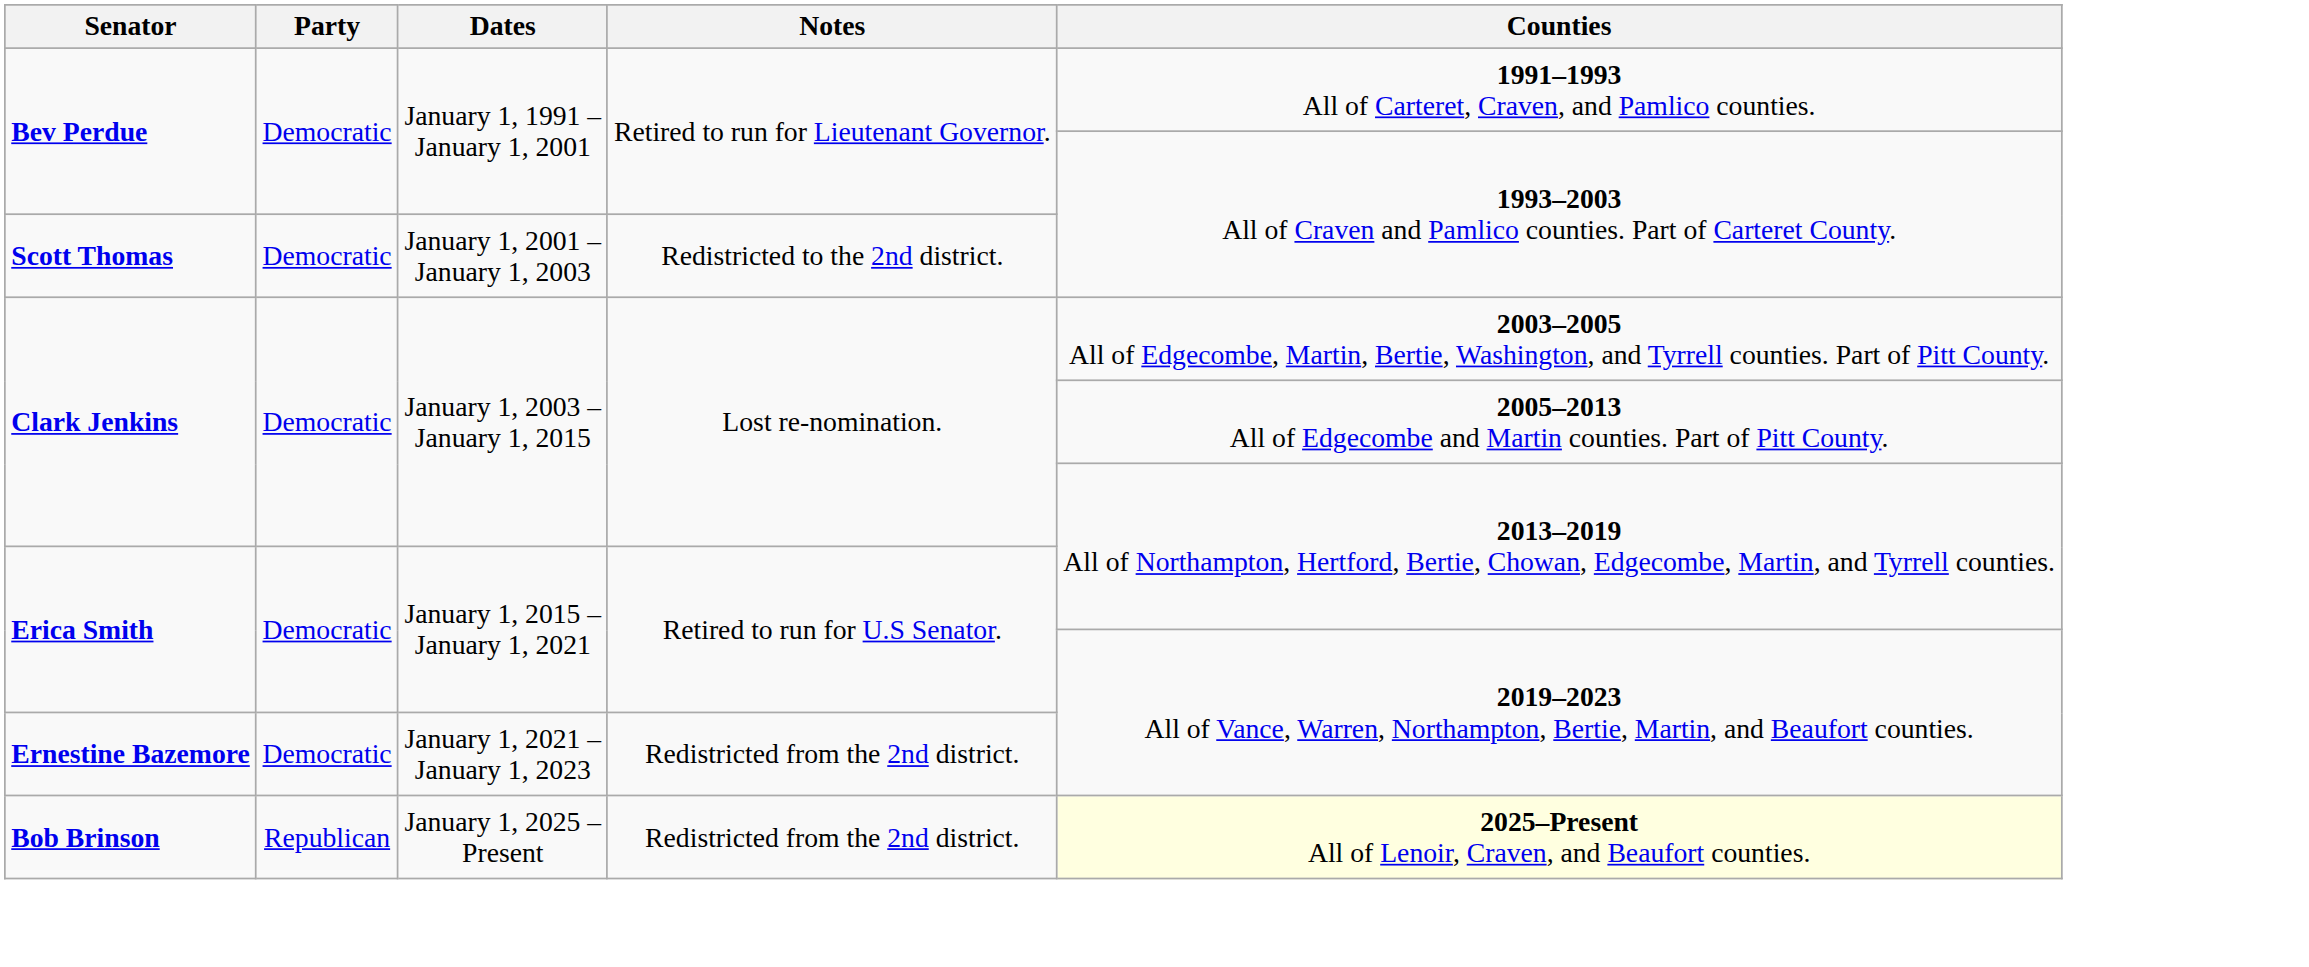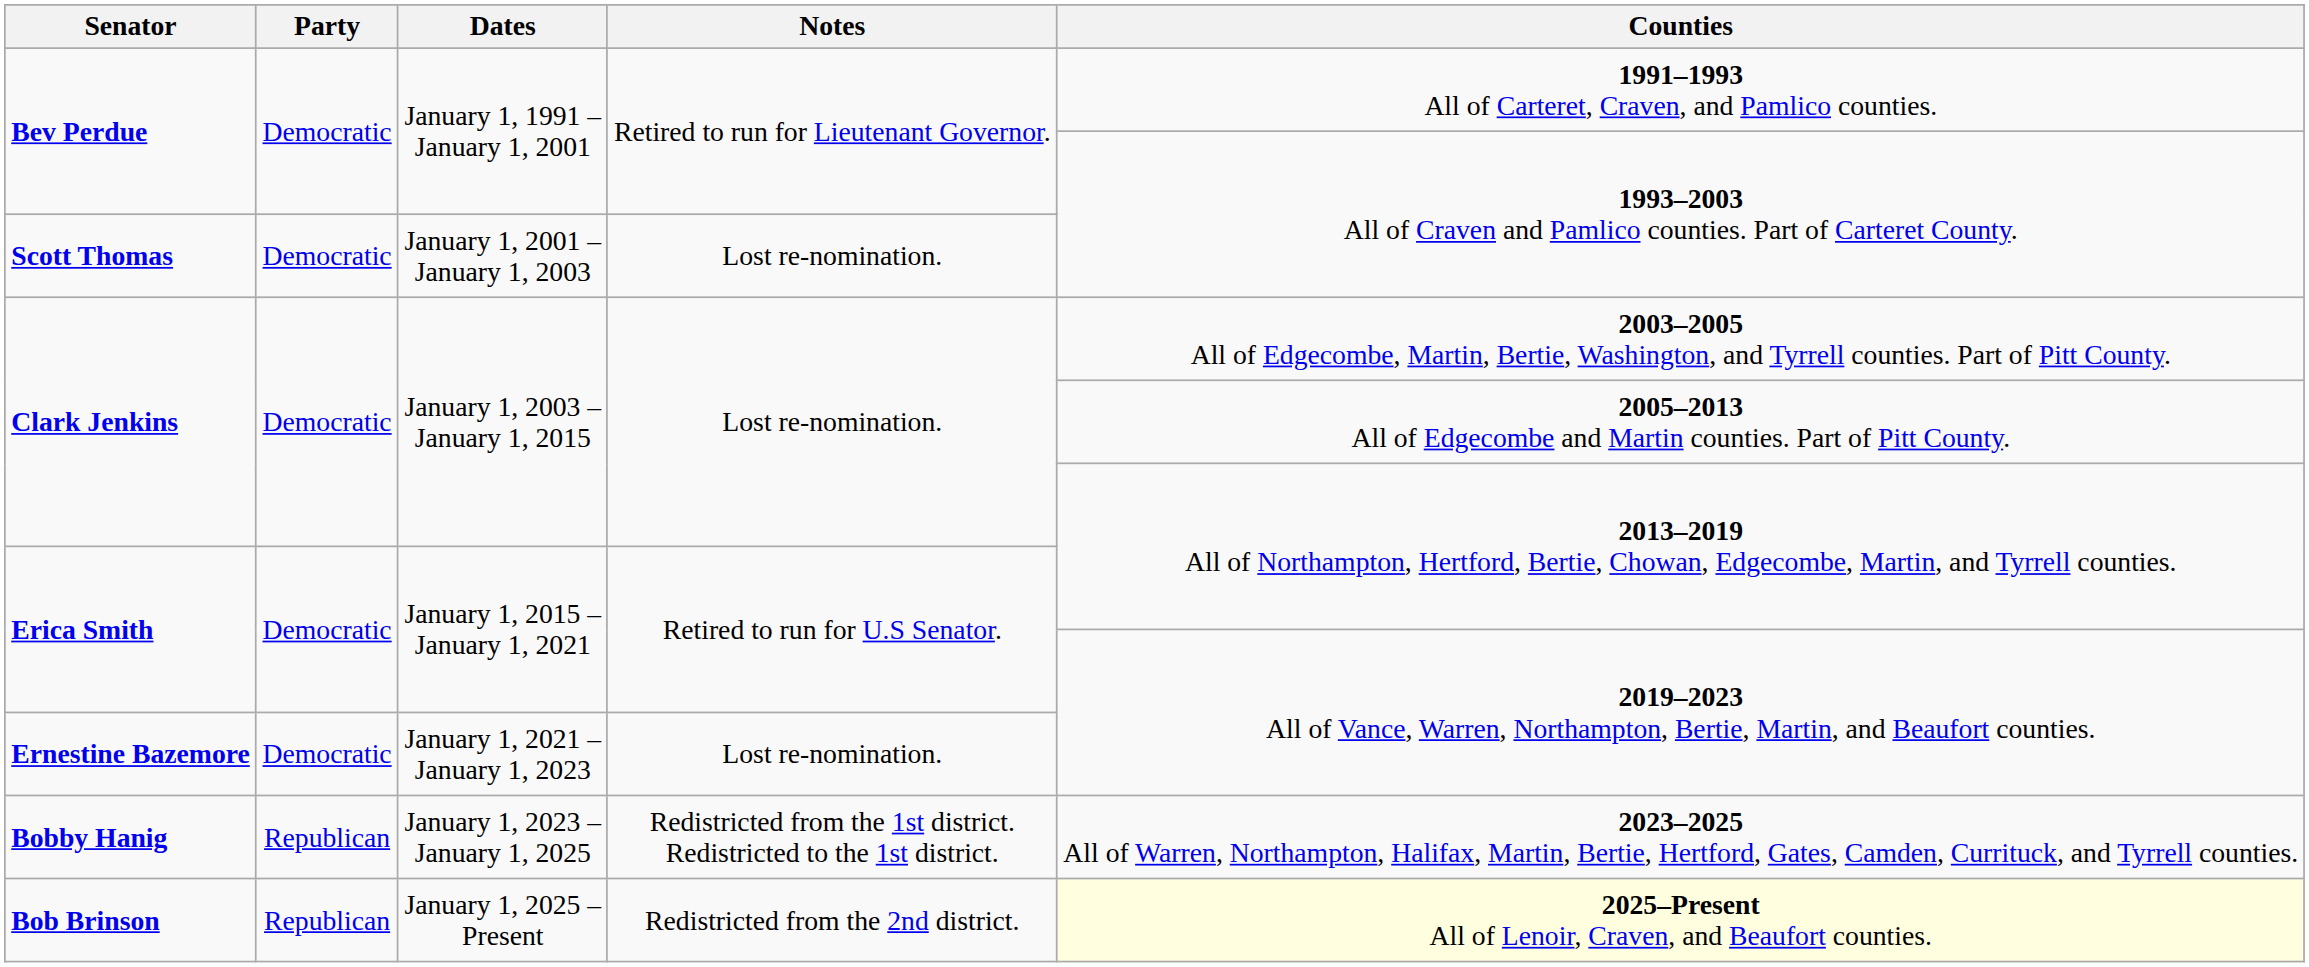(832, 255) Redistricted to the 2nd district. -> (832, 255) Lost re-nomination.
(832, 754) Redistricted from the 2nd district. -> (832, 754) Lost re-nomination.
+ row: (89, 837)
